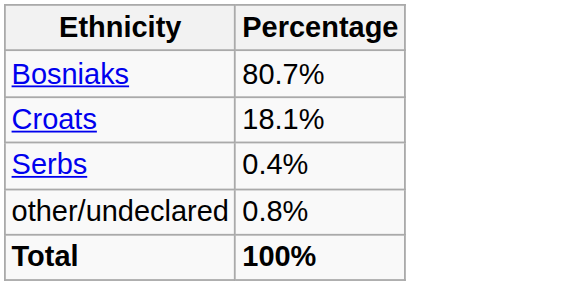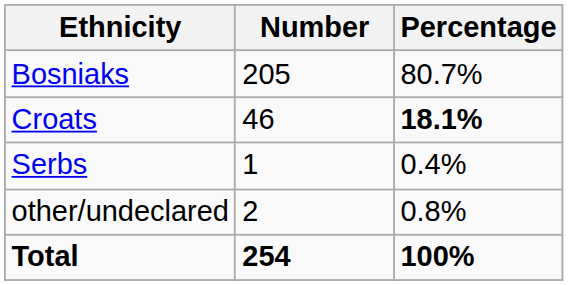+ column: (315, 27)
(283, 119) normal -> (442, 119) bold
